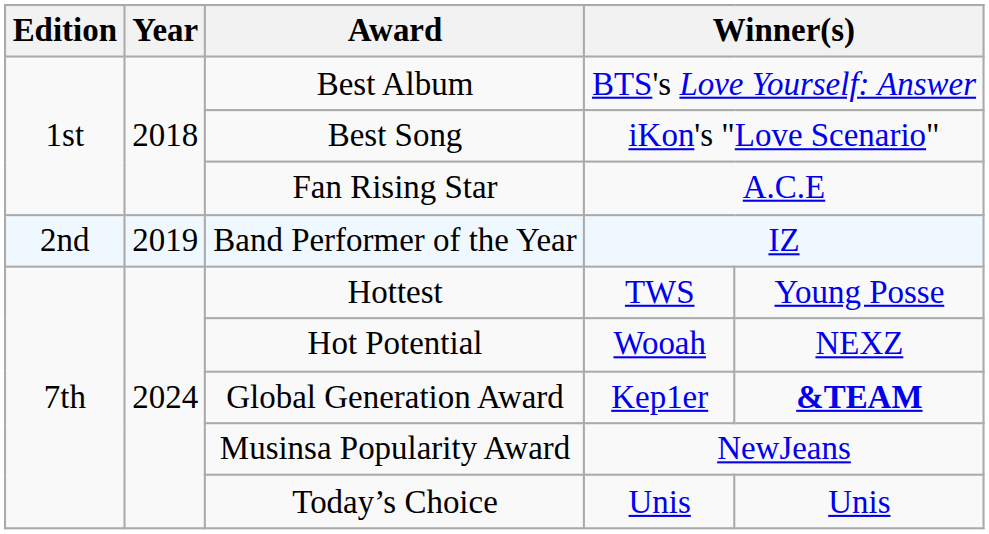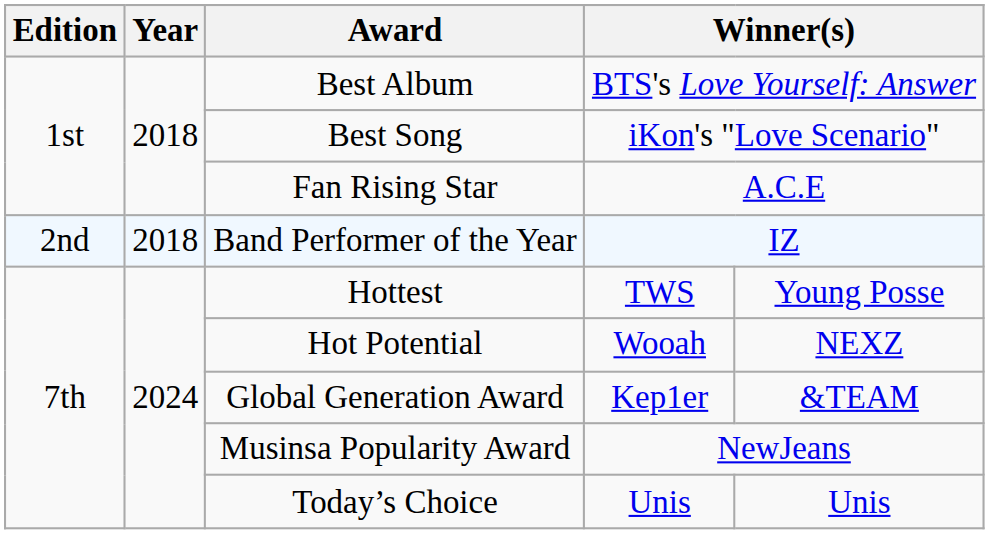(165, 239) 2019 -> (165, 239) 2018
(859, 396) bold -> (859, 396) normal
